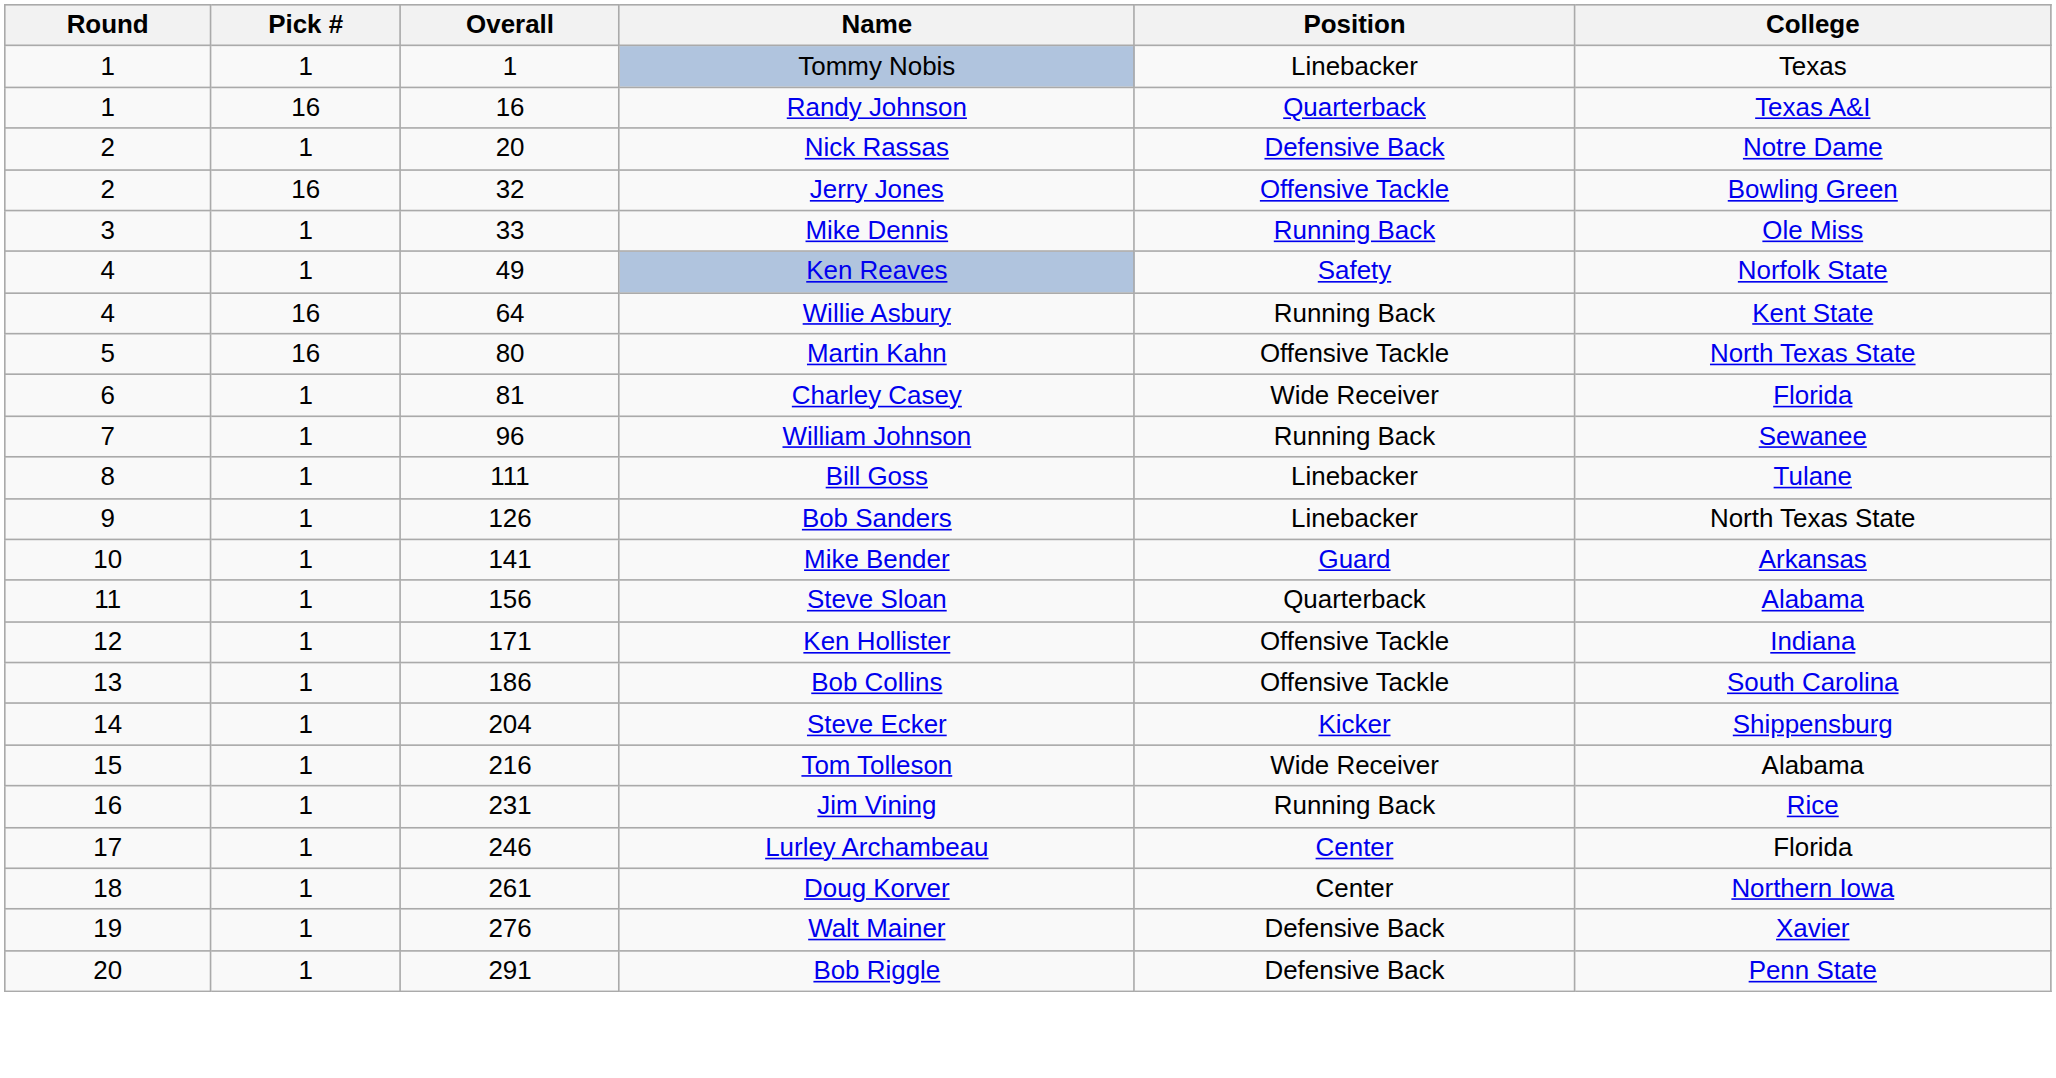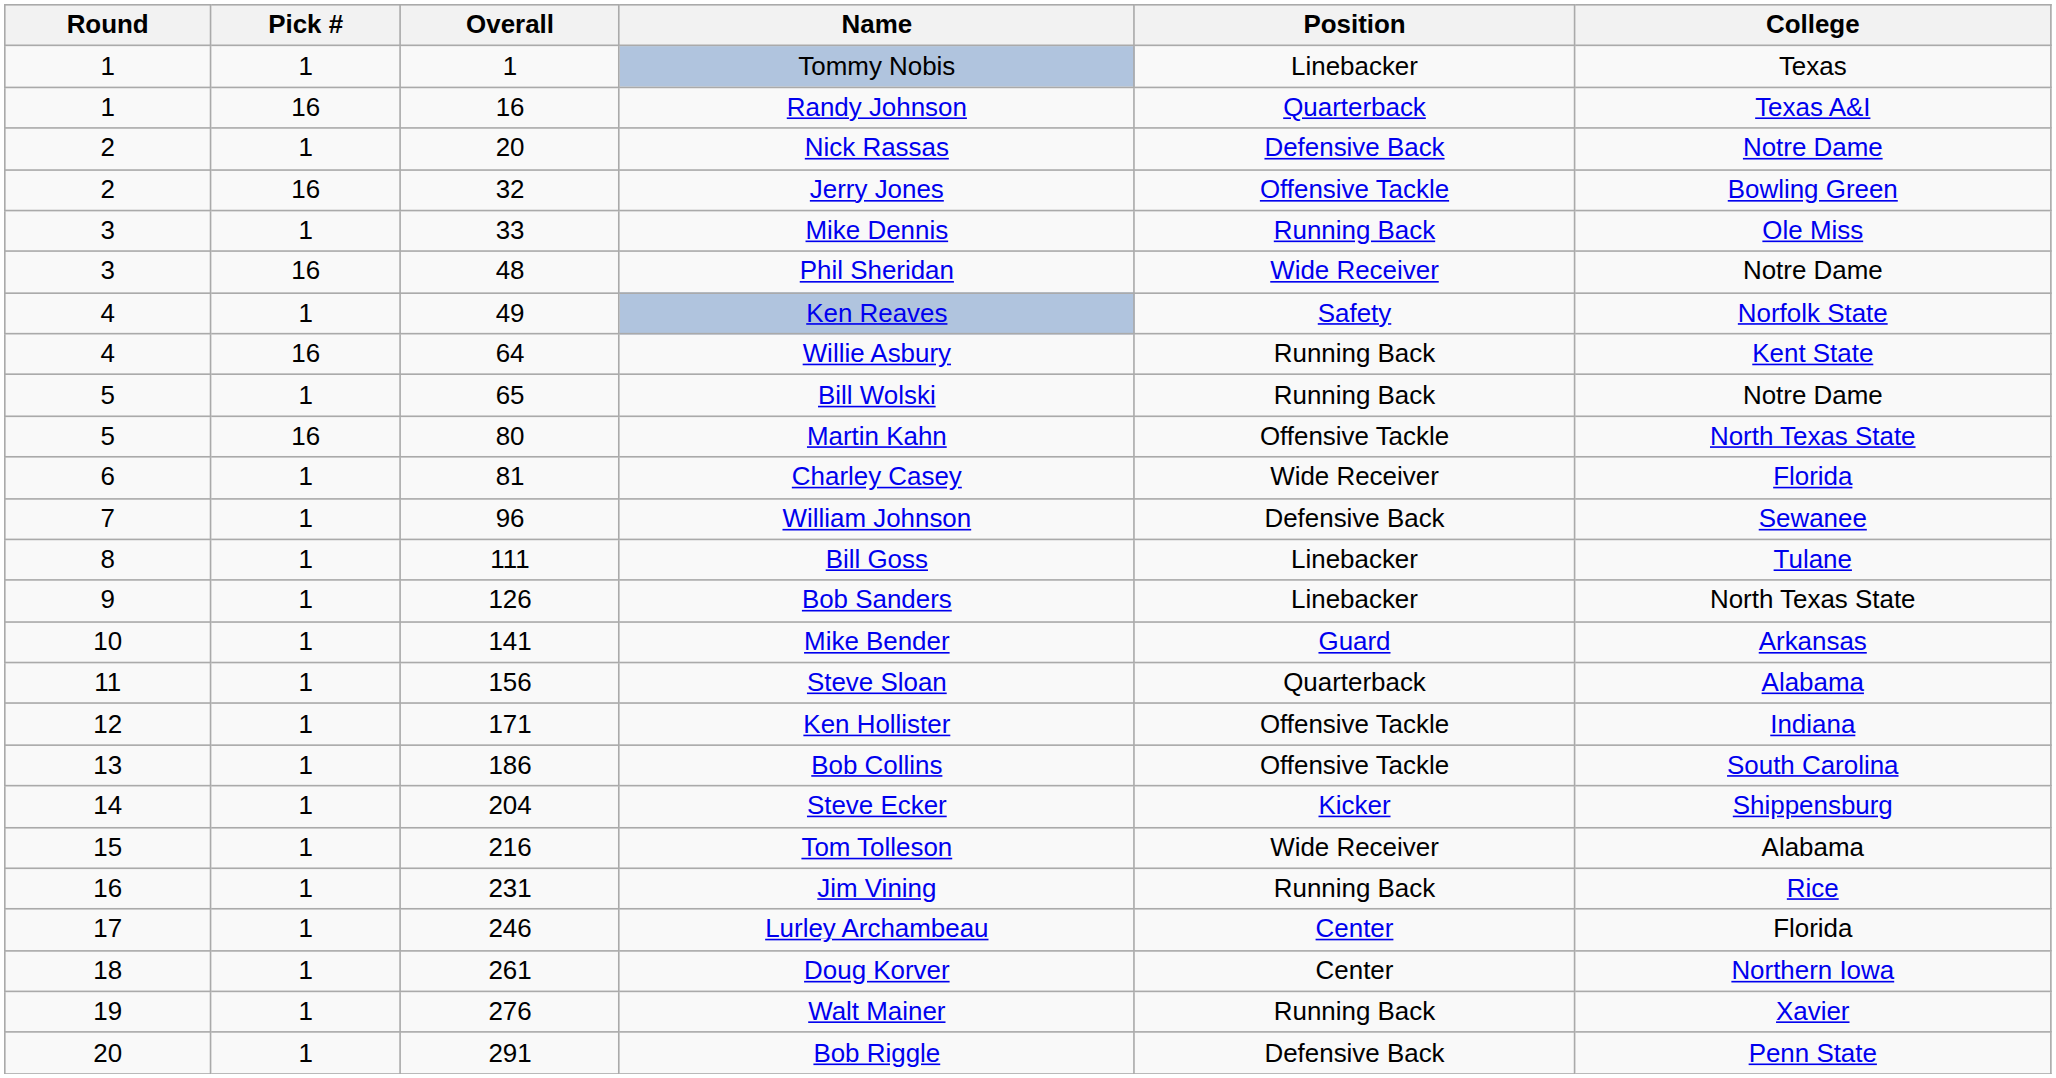+ row: (877, 271)
+ row: (877, 395)
(1354, 436) Running Back -> (1355, 518) Defensive Back
(1355, 929) Defensive Back -> (1354, 1011) Running Back
